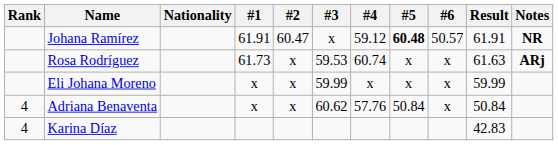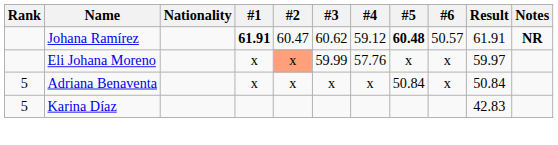(254, 38) normal -> (254, 38) bold
(331, 38) x -> (331, 38) 60.62
- row: (93, 60)
(293, 83) no background -> (293, 60) lightsalmon background
(370, 83) x -> (370, 60) 57.76
(489, 83) 59.99 -> (489, 60) 59.97
(24, 106) 4 -> (24, 83) 5
(331, 106) 60.62 -> (331, 83) x
(370, 106) 57.76 -> (370, 83) x
(24, 128) 4 -> (24, 106) 5
